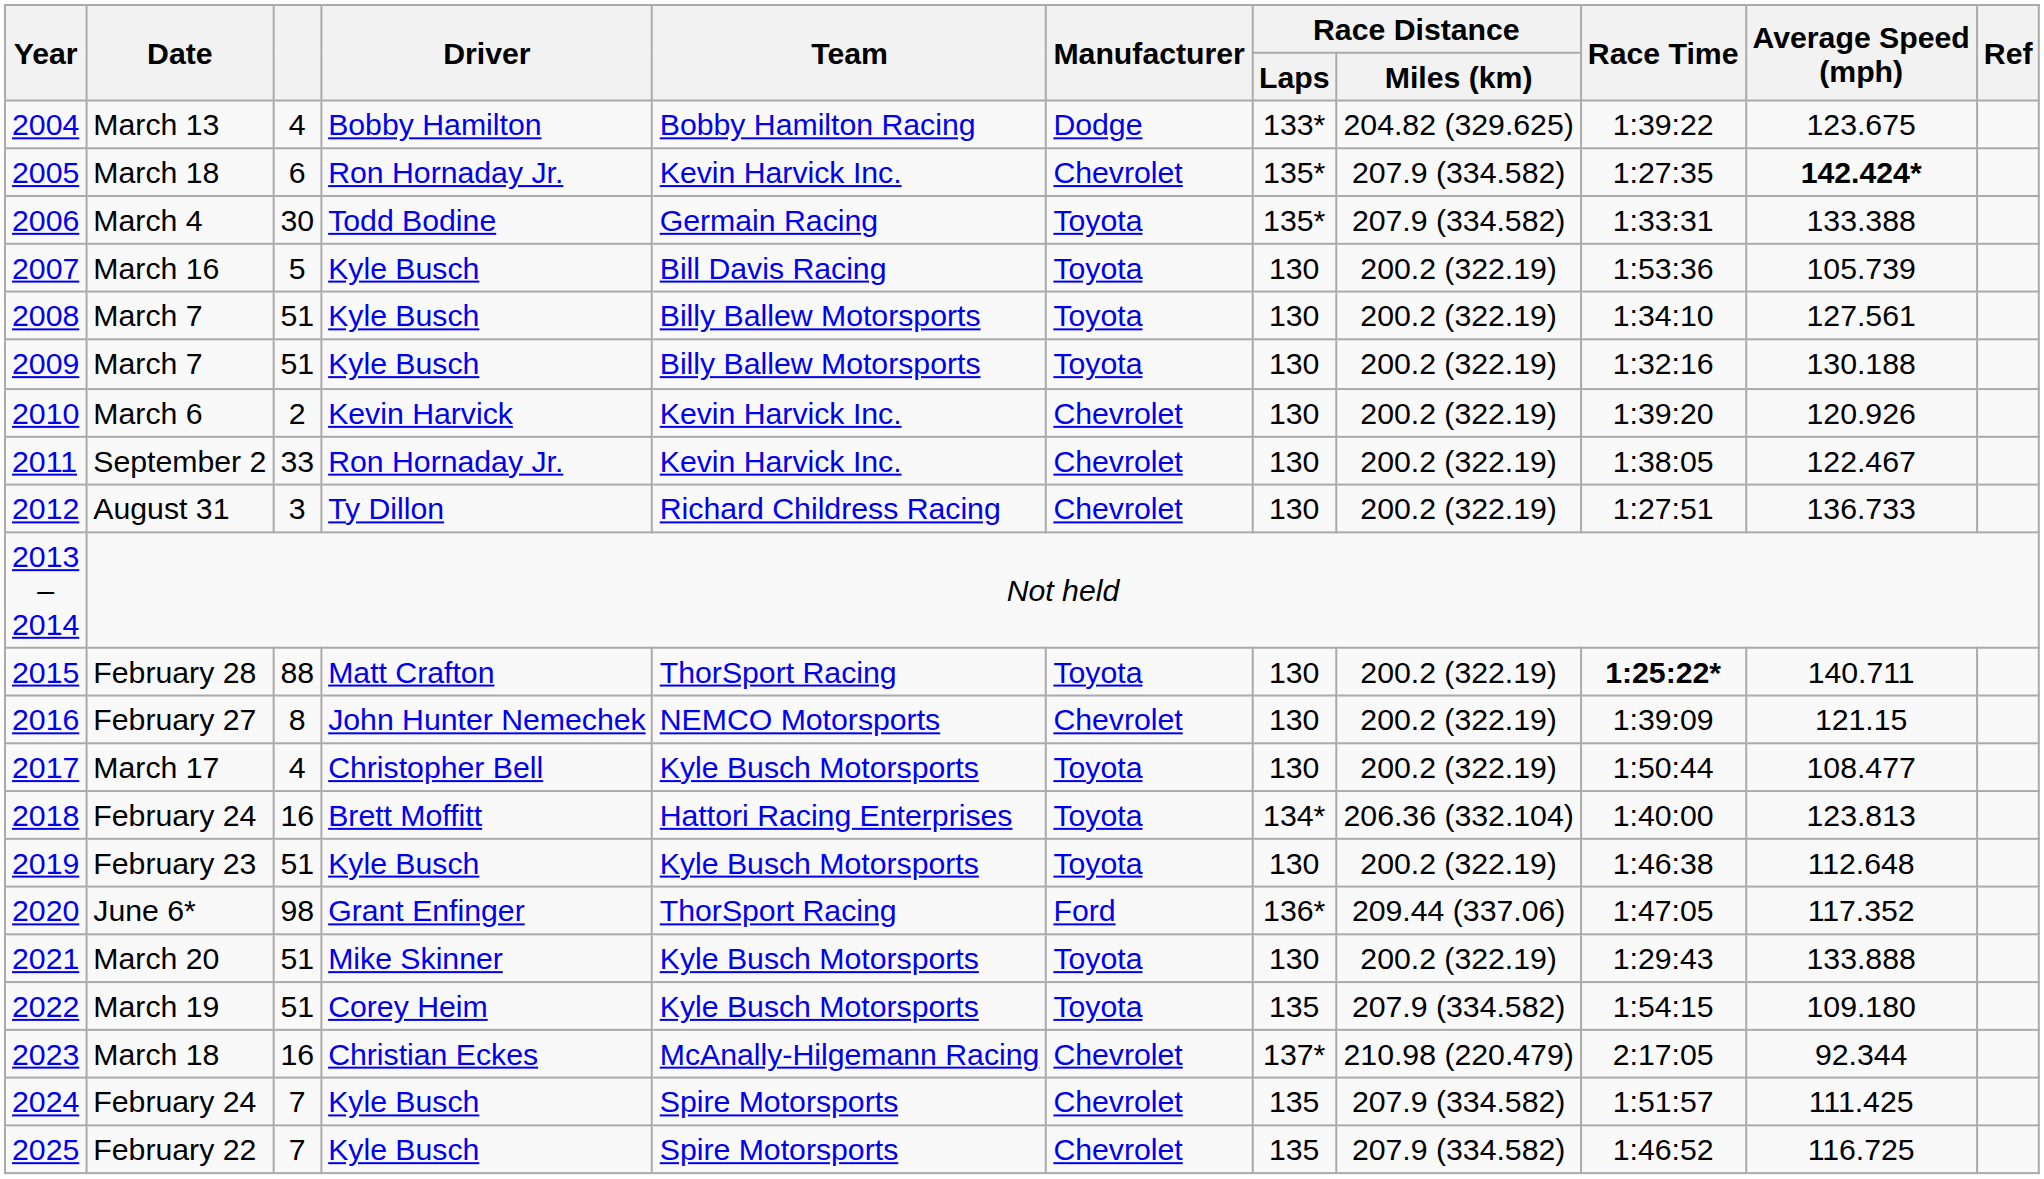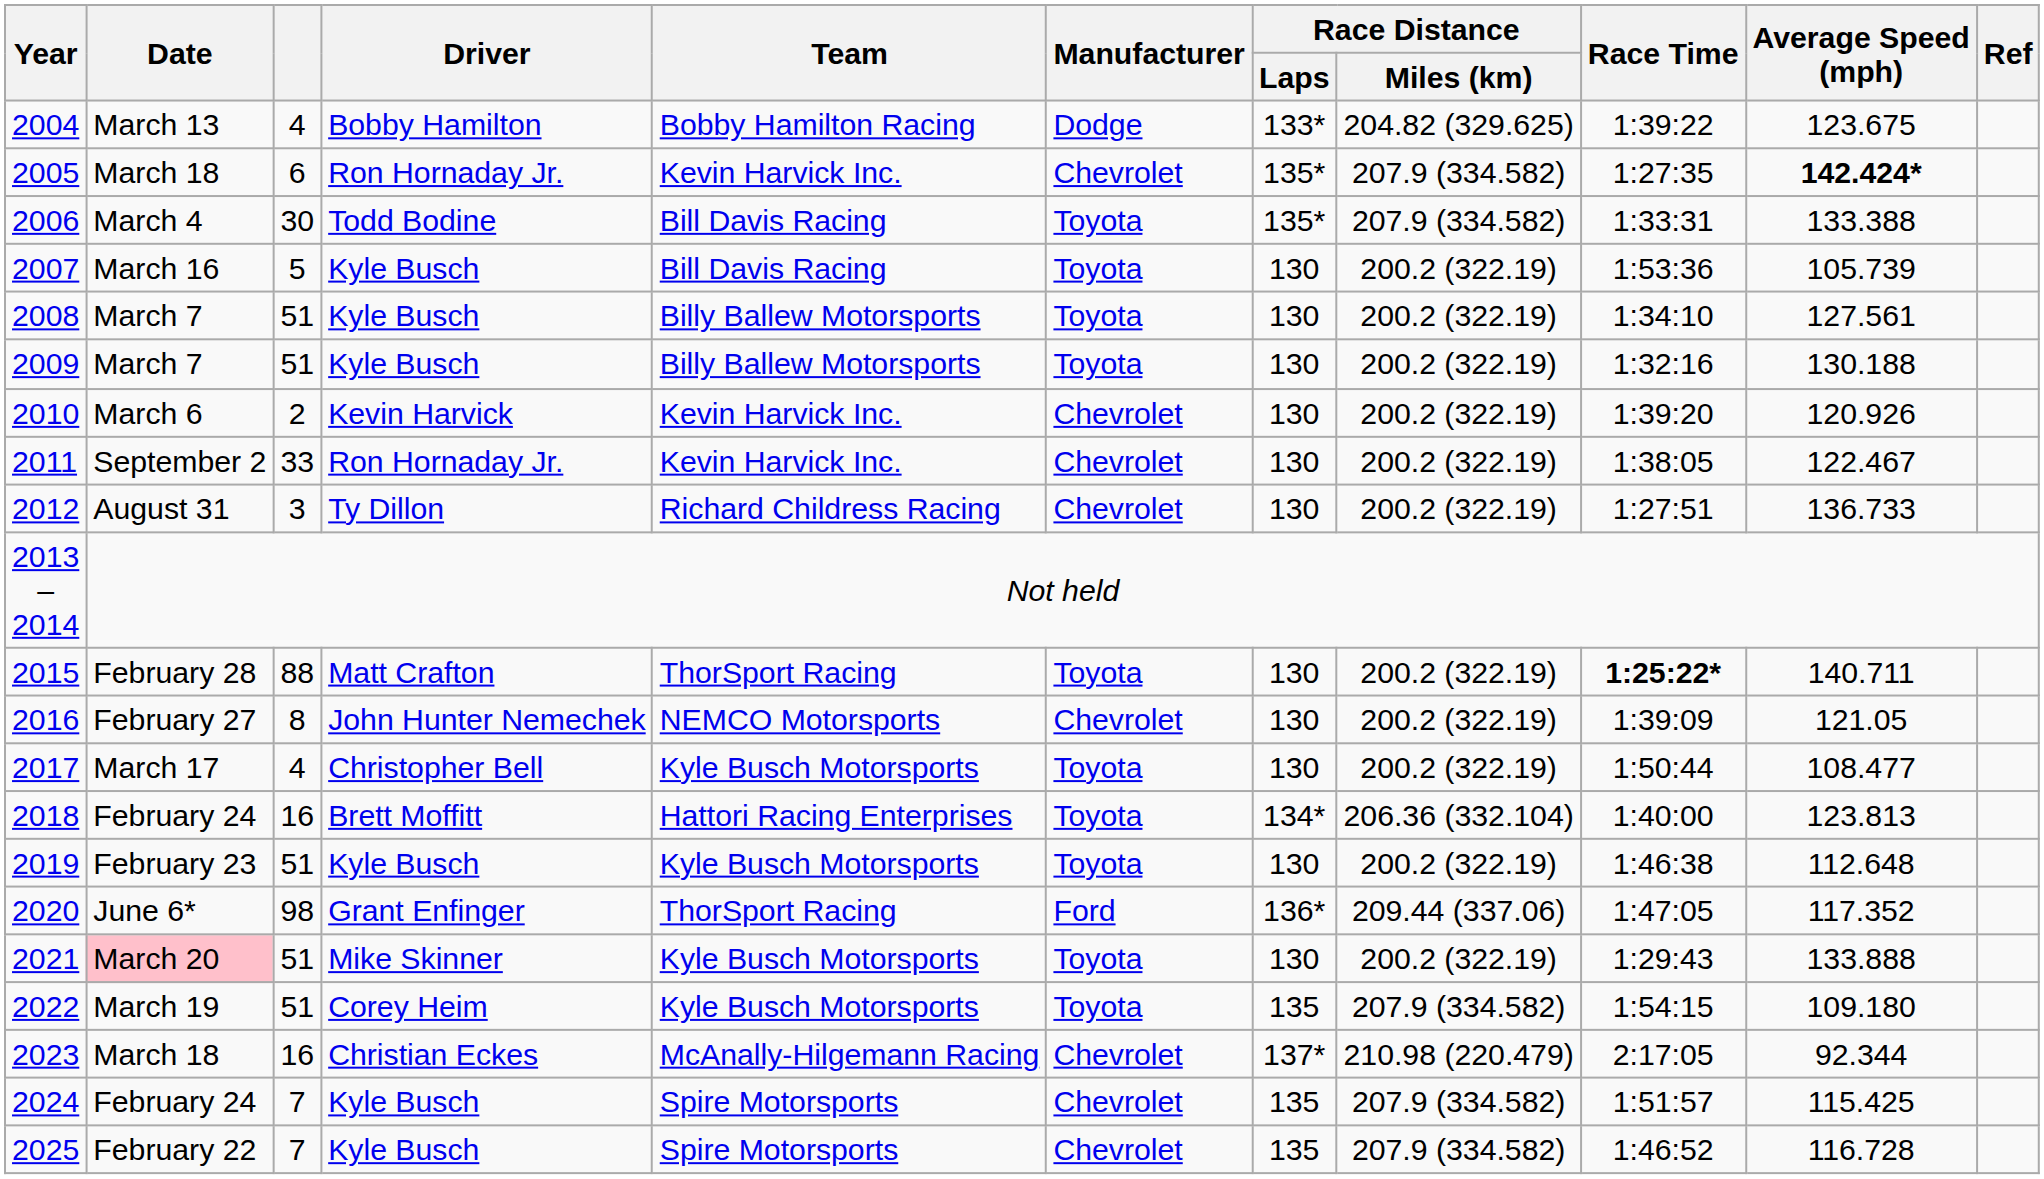(769, 221) Germain Racing -> (773, 221) Bill Davis Racing
(1861, 719) 121.15 -> (1861, 719) 121.05
(156, 959) no background -> (156, 959) pink background
(1861, 1102) 111.425 -> (1861, 1102) 115.425
(1861, 1150) 116.725 -> (1861, 1150) 116.728
